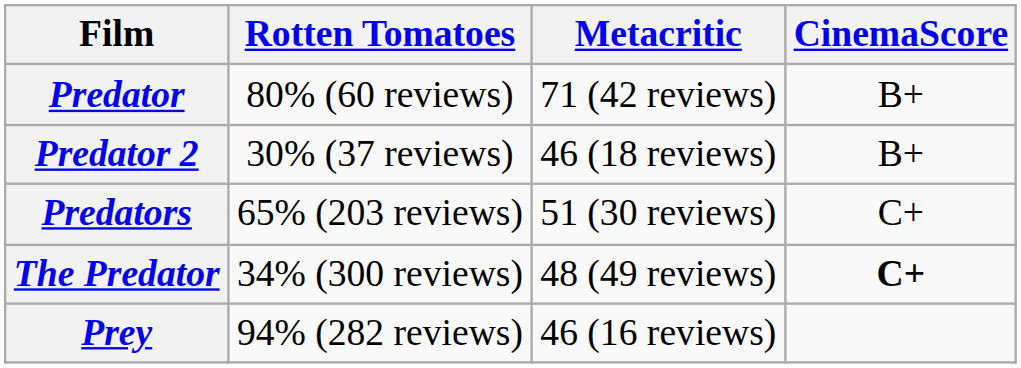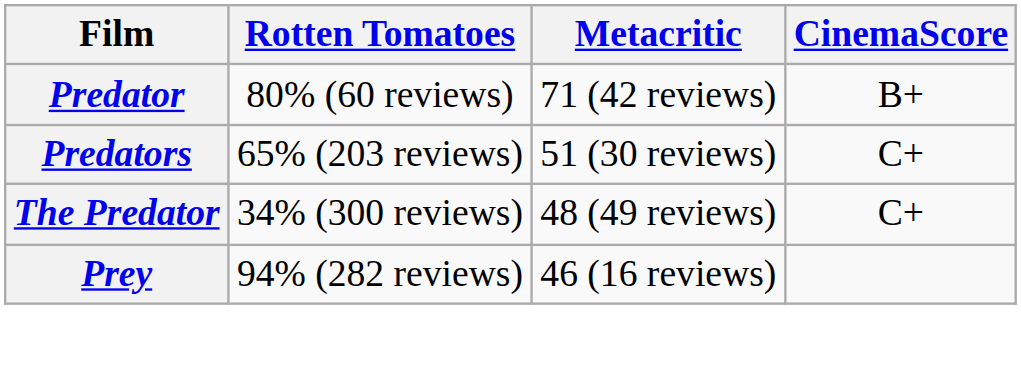- row: (117, 153)
(901, 272) bold -> (901, 213) normal
